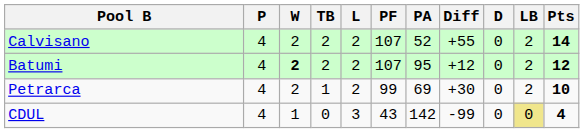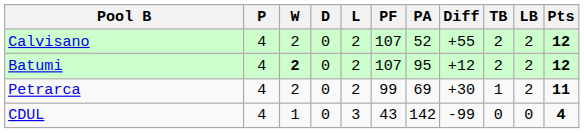columns swapped: (498, 17) <-> (325, 17)
(561, 41) 14 -> (561, 41) 12
(561, 91) 10 -> (561, 91) 11
(529, 115) khaki background -> (529, 115) no background
